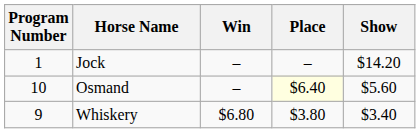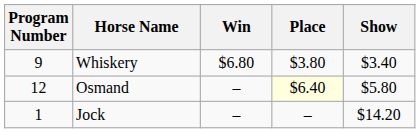rows swapped: (107, 115) <-> (91, 62)
(38, 88) 10 -> (38, 88) 12
(379, 88) $5.60 -> (379, 88) $5.80
